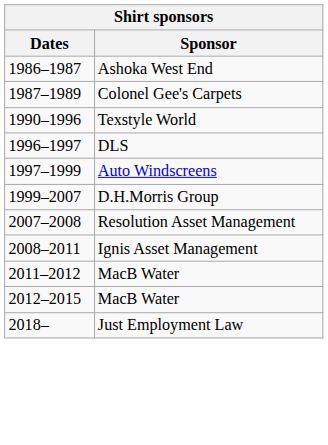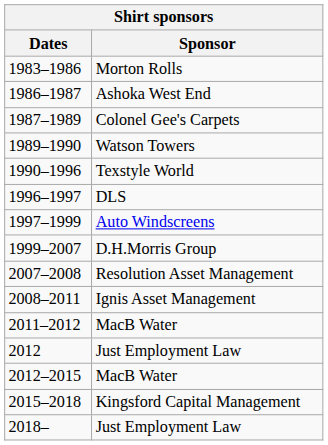+ row: (45, 68)
+ row: (45, 145)
+ row: (25, 350)
+ row: (45, 401)
